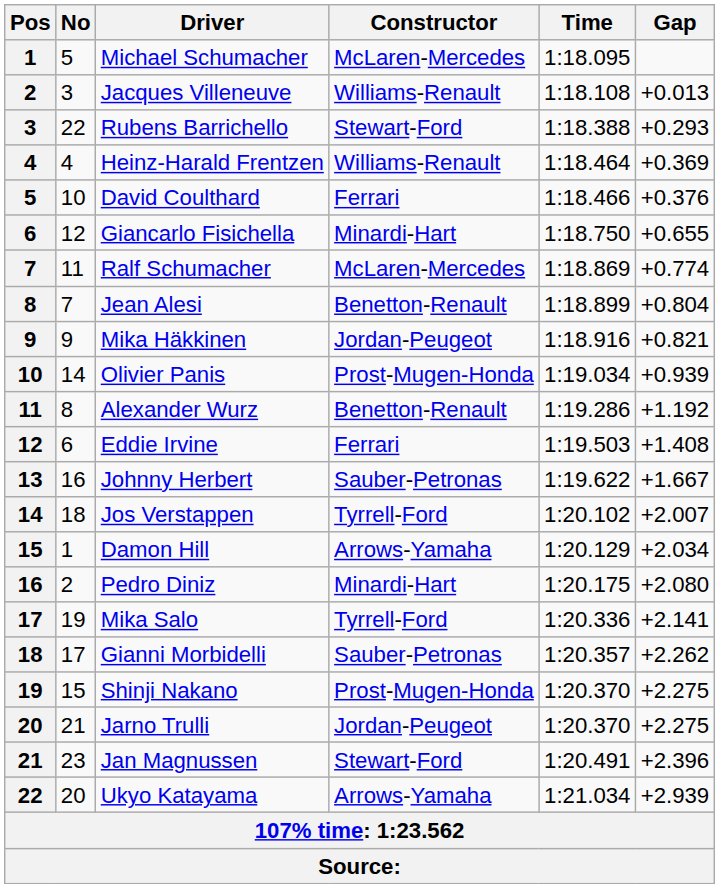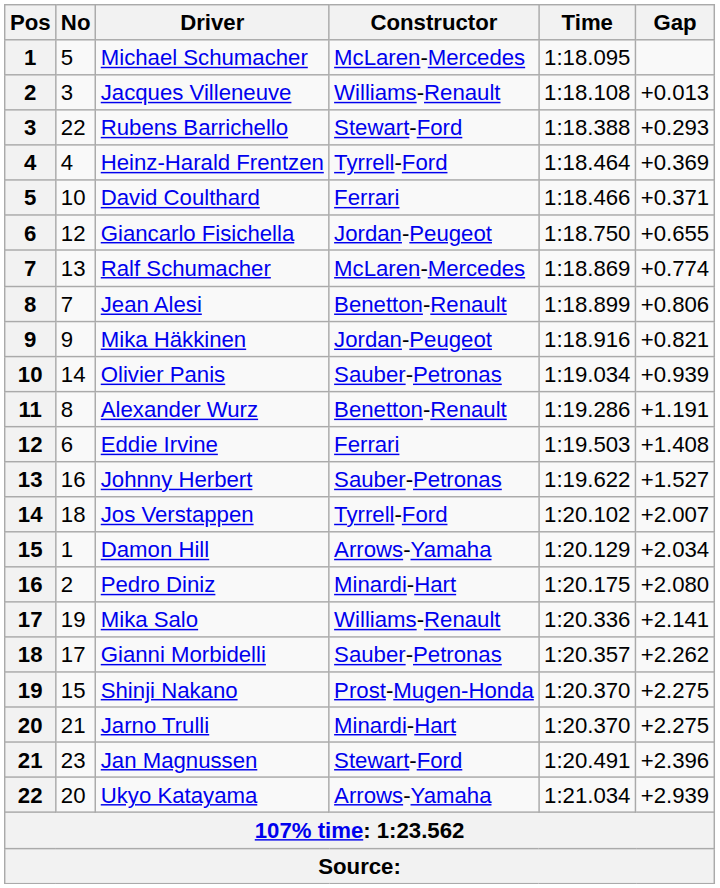(417, 163) Williams-Renault -> (391, 163) Tyrrell-Ford
(675, 198) +0.376 -> (675, 198) +0.371
(395, 233) Minardi-Hart -> (413, 233) Jordan-Peugeot
(72, 268) 11 -> (73, 268) 13
(675, 304) +0.804 -> (675, 304) +0.806
(434, 374) Prost-Mugen-Honda -> (418, 374) Sauber-Petronas
(675, 409) +1.192 -> (675, 409) +1.191
(675, 479) +1.667 -> (675, 479) +1.527
(391, 620) Tyrrell-Ford -> (417, 620) Williams-Renault
(413, 725) Jordan-Peugeot -> (395, 725) Minardi-Hart
